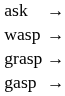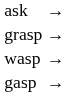rows swapped: (23, 58) <-> (22, 34)
